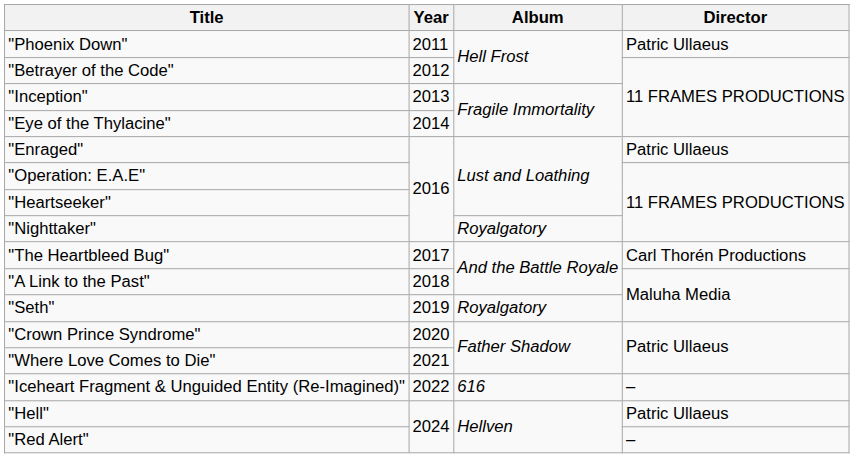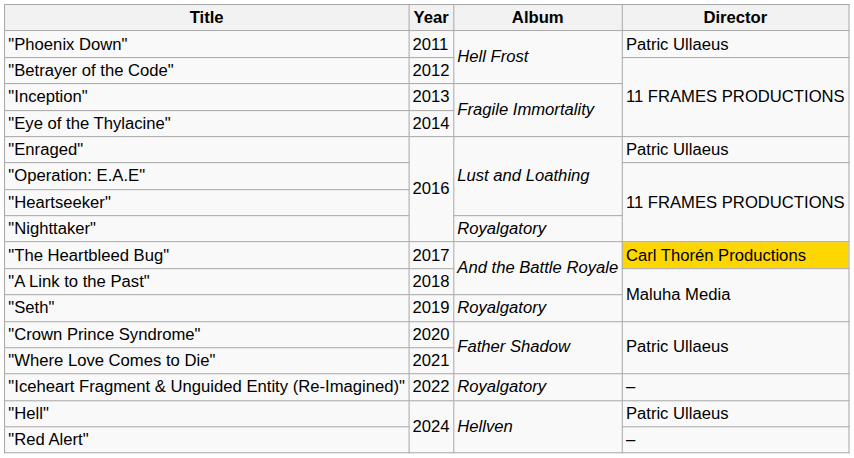(716, 255) no background -> (716, 255) gold background
(471, 387) 616 -> (502, 387) Royalgatory
